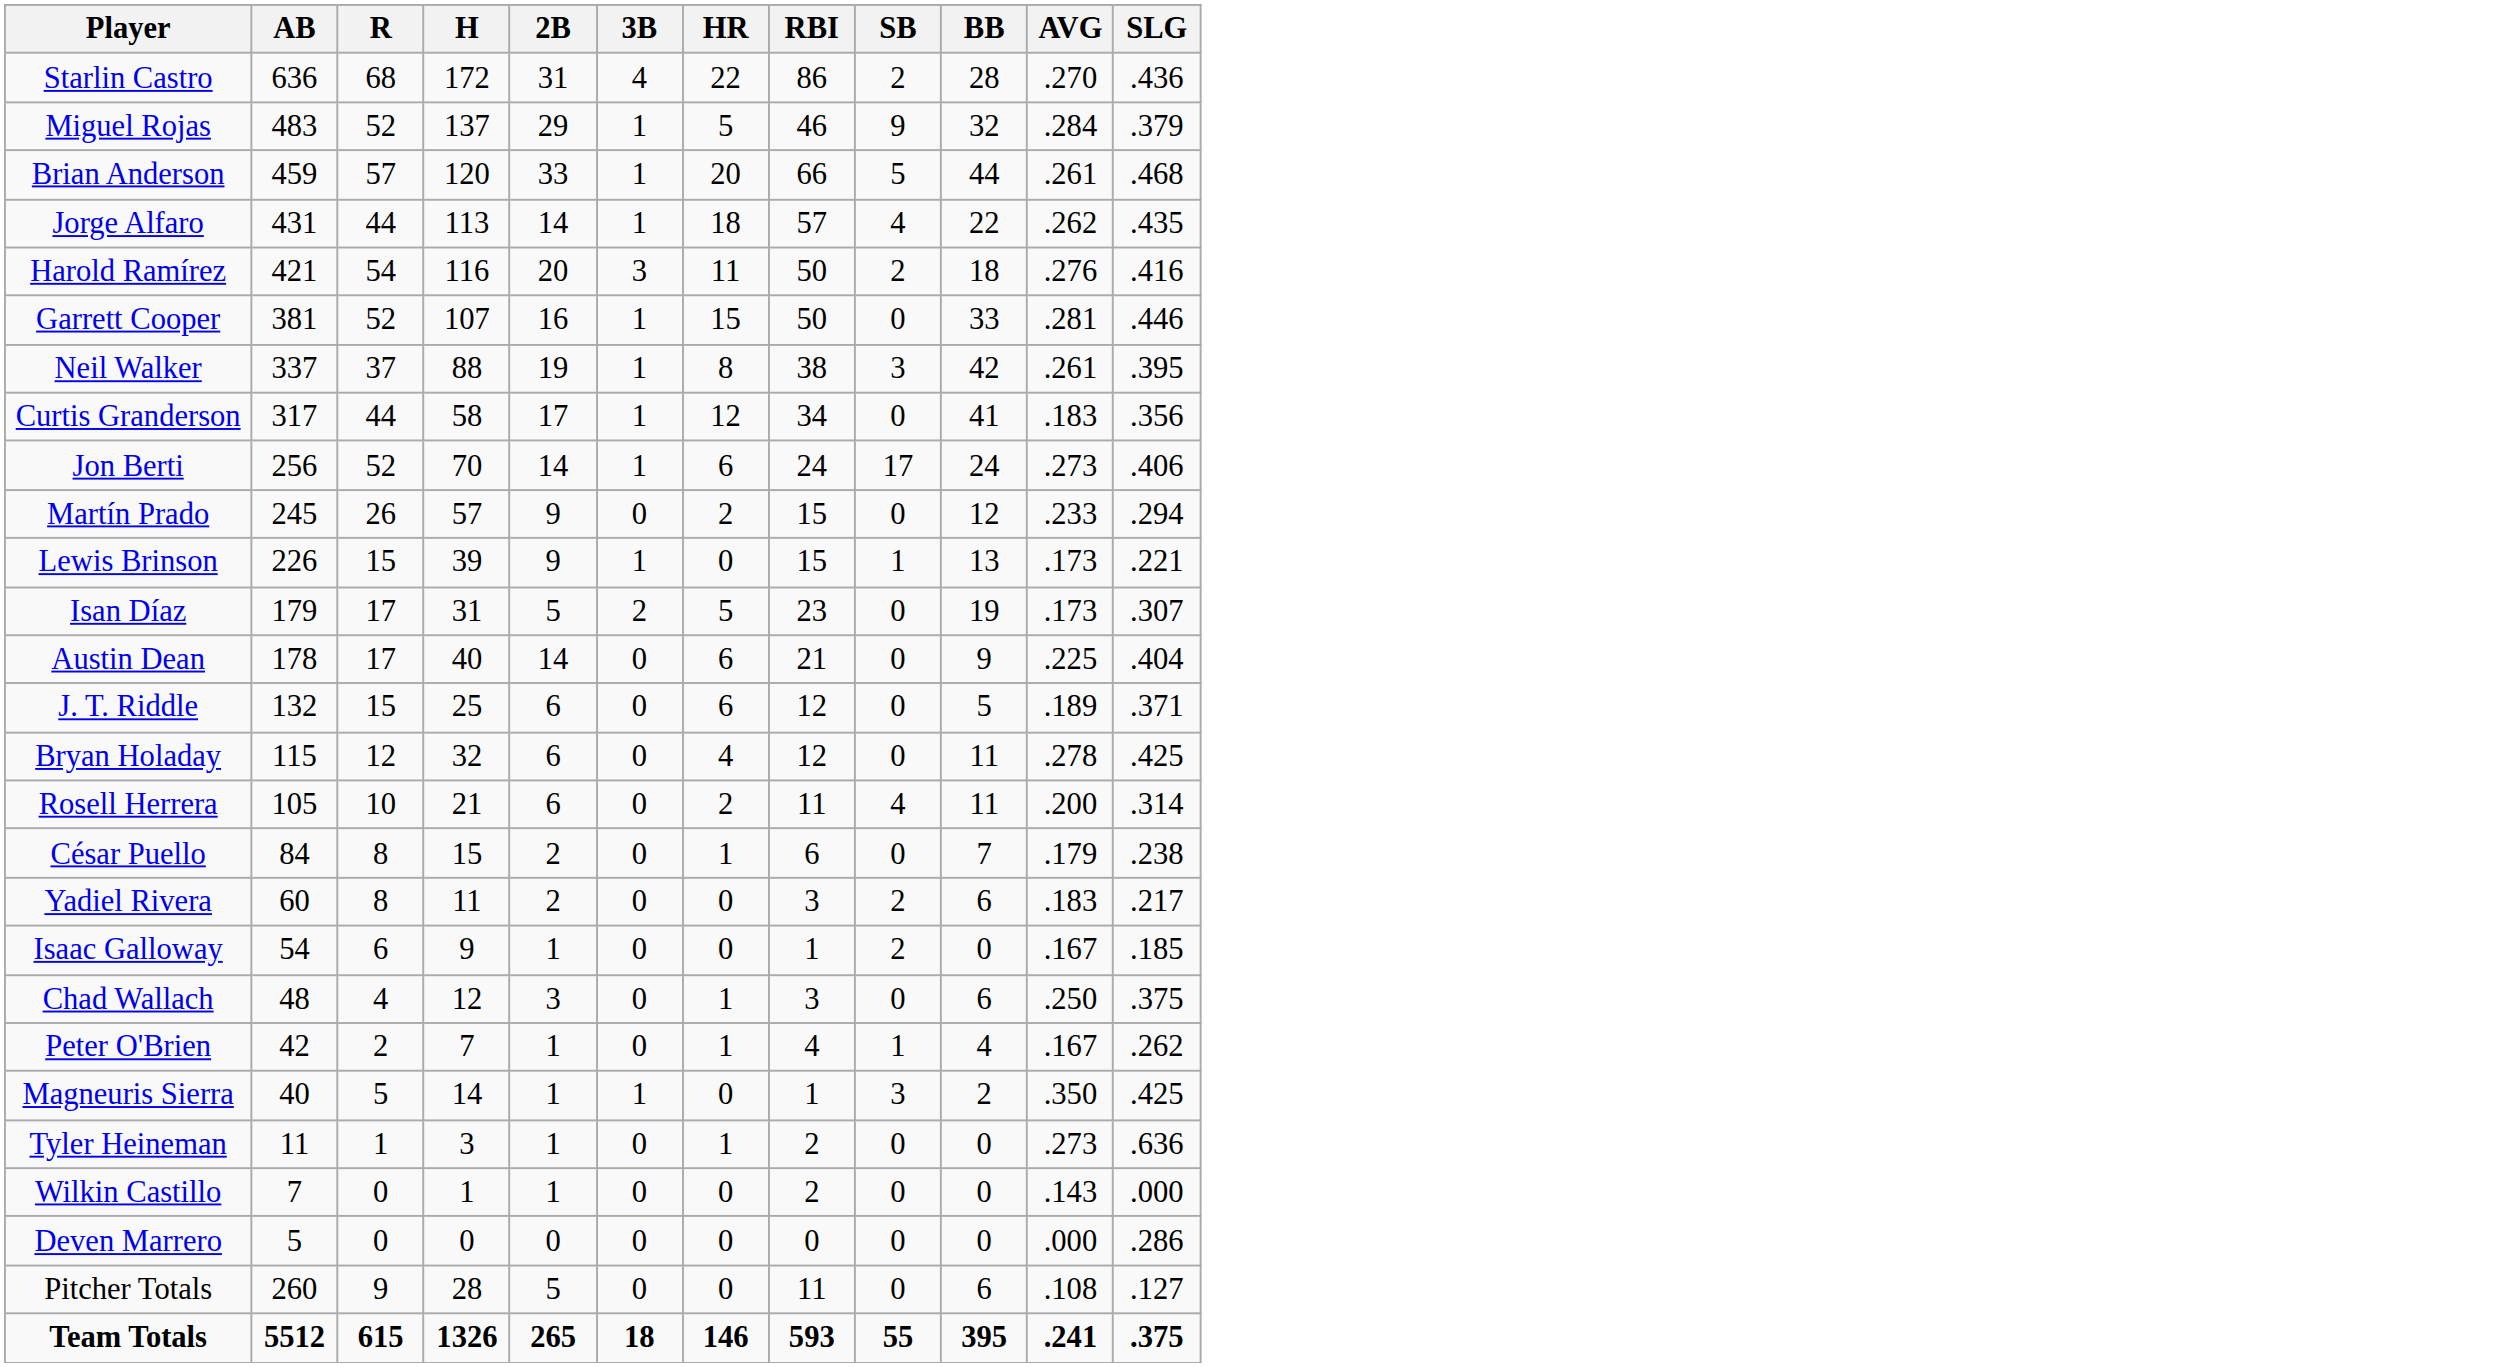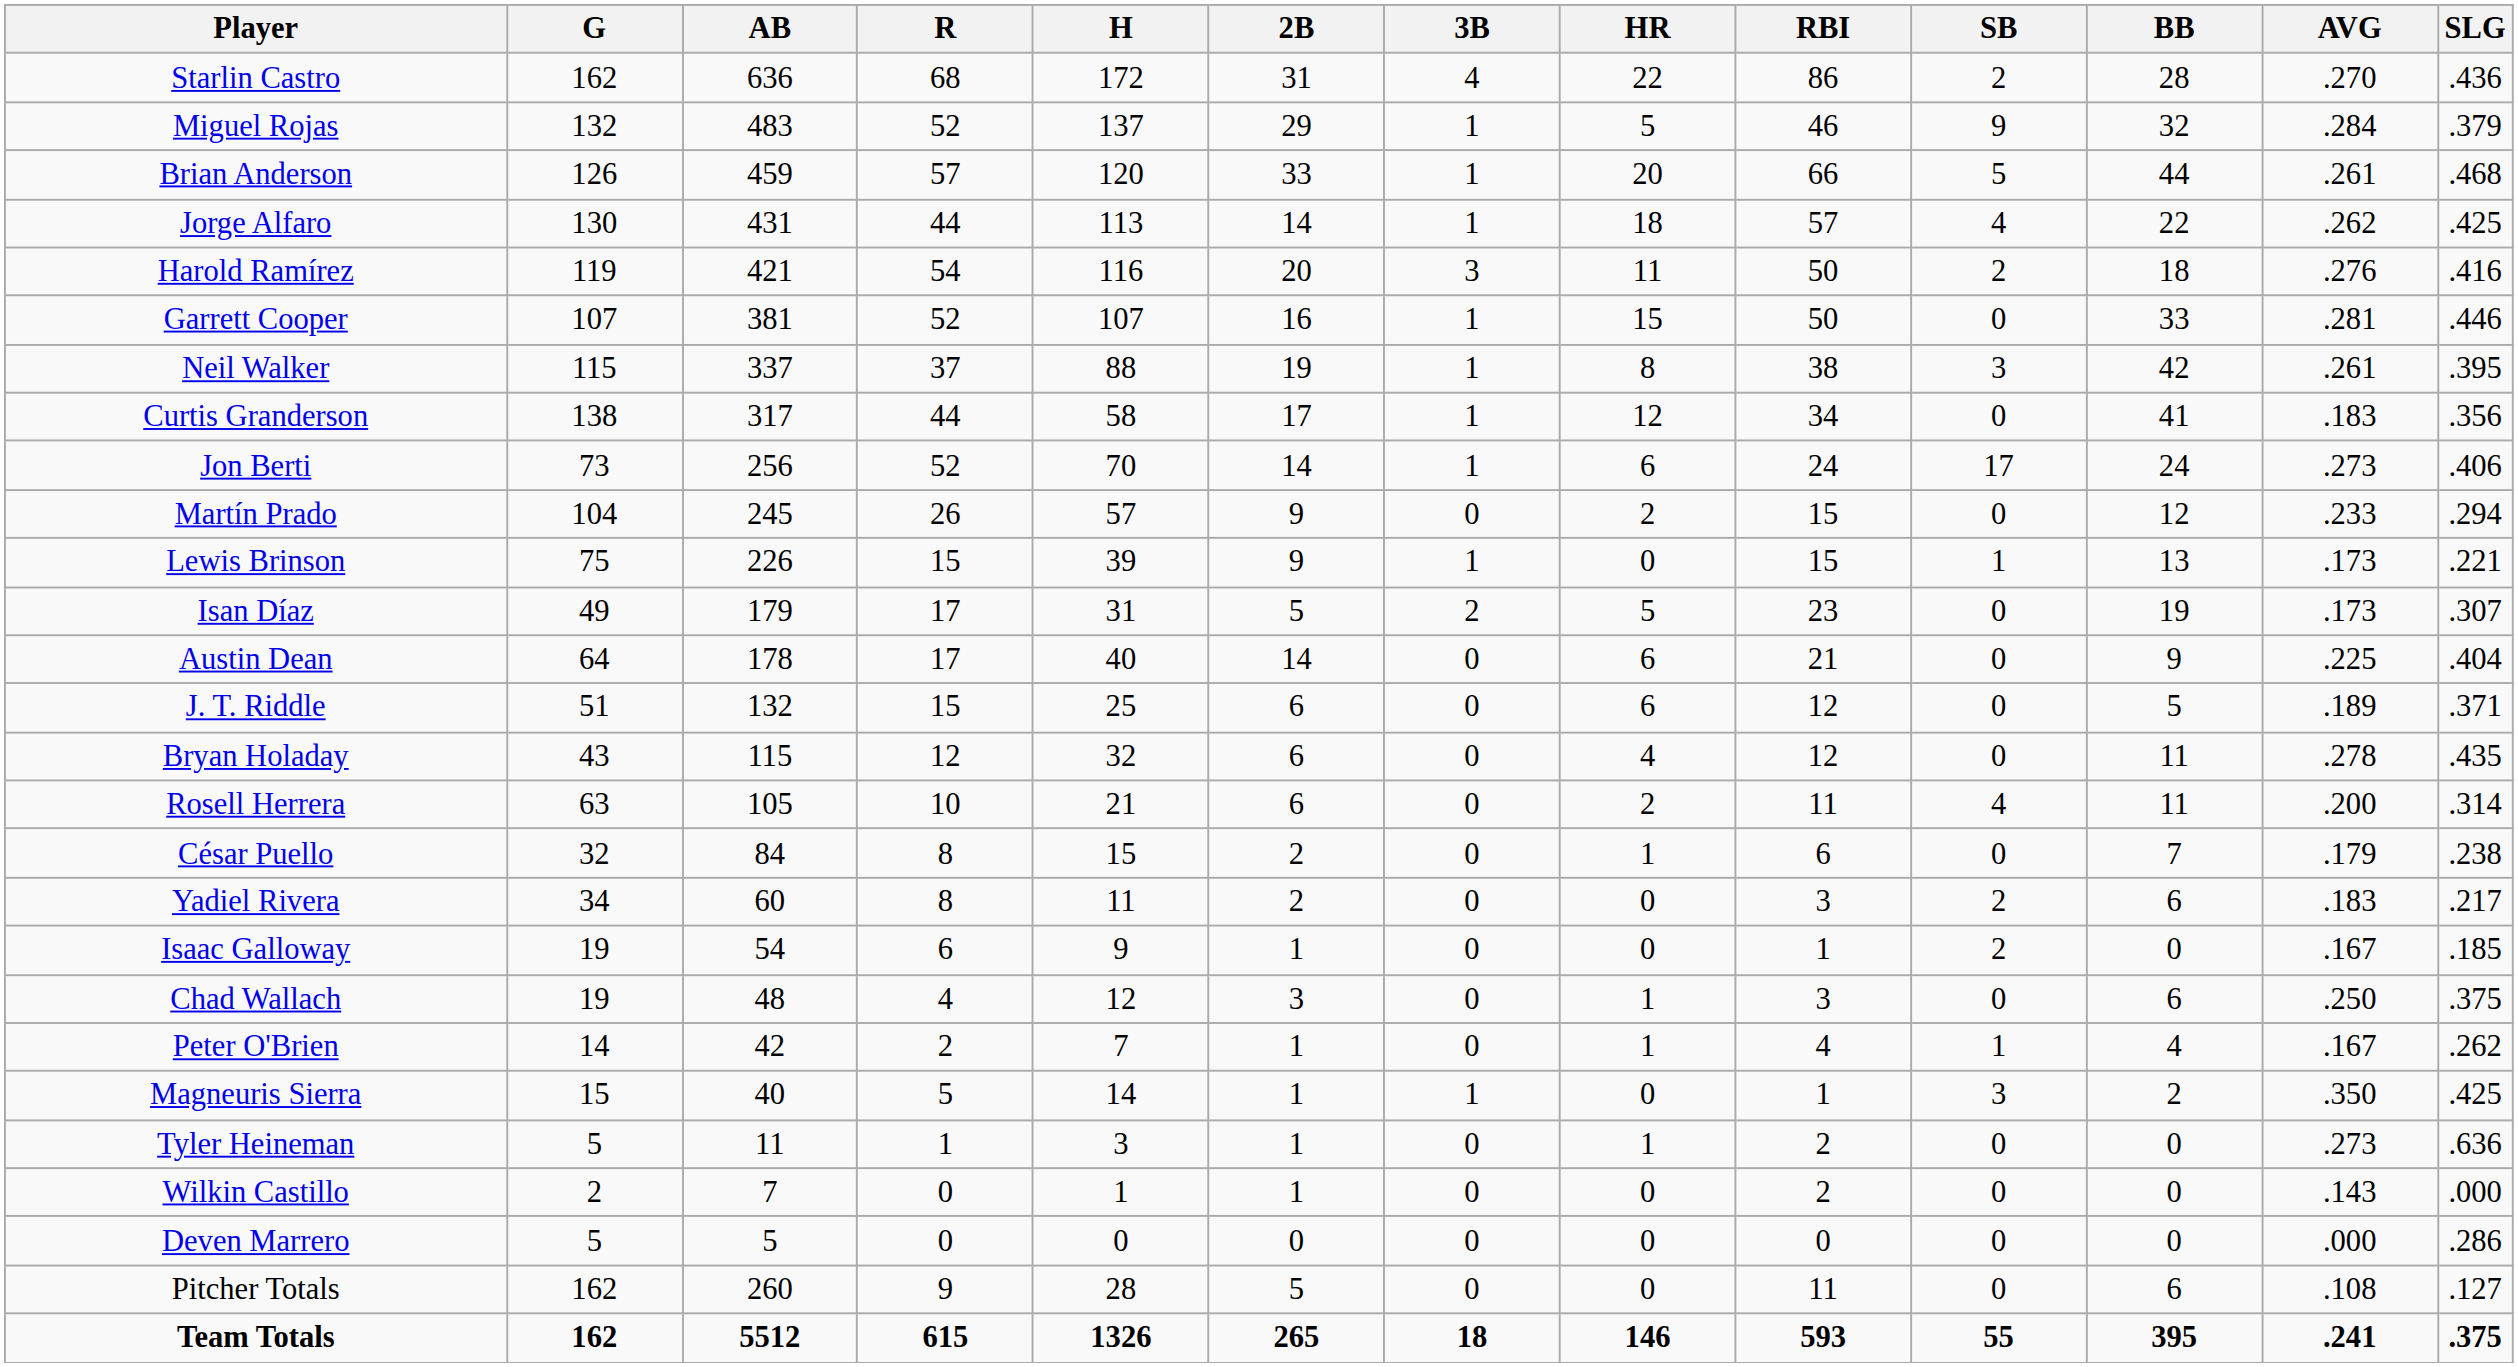+ column: (594, 28)
(1157, 222) .435 -> (2475, 222) .425
(1157, 755) .425 -> (2475, 755) .435
